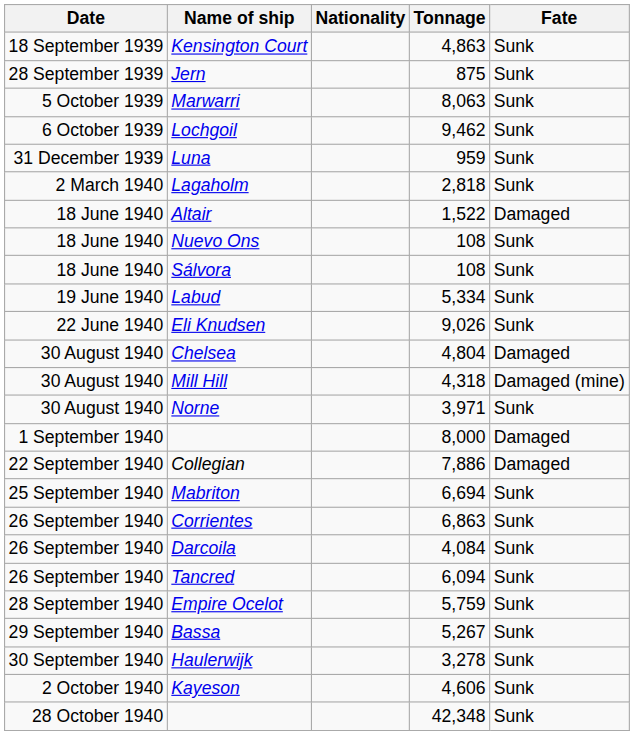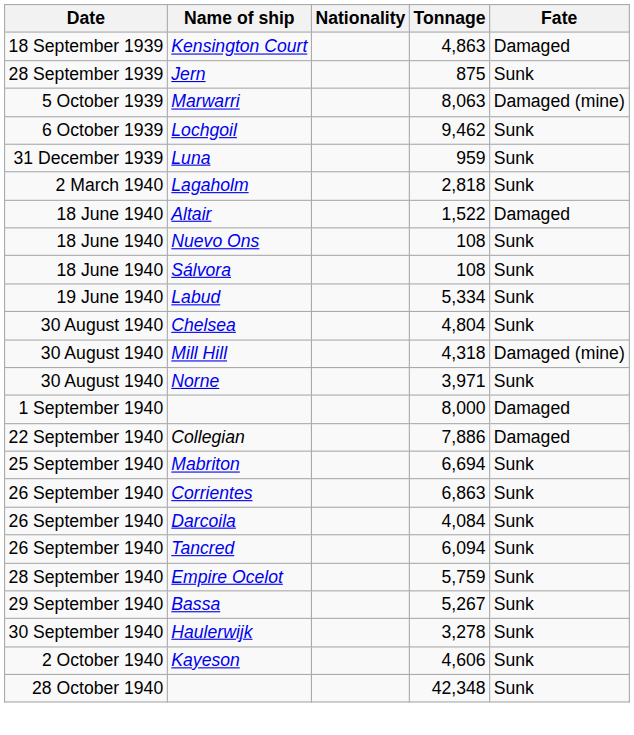(514, 46) Sunk -> (532, 46) Damaged
(514, 102) Sunk -> (559, 102) Damaged (mine)
- row: (218, 325)
(532, 353) Damaged -> (514, 325) Sunk
